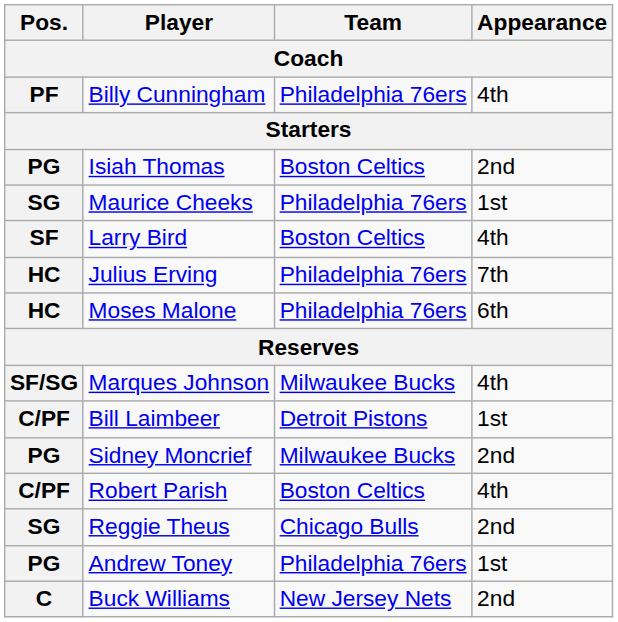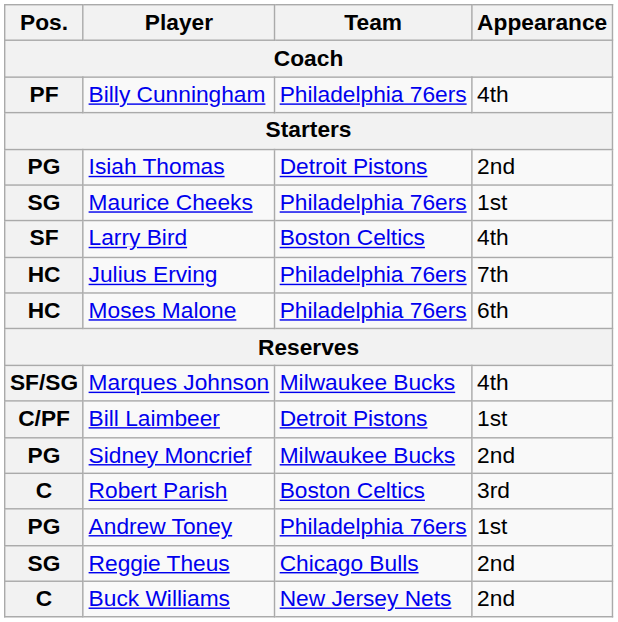(352, 166) Boston Celtics -> (354, 166) Detroit Pistons
(44, 490) C/PF -> (44, 490) C
(493, 490) 4th -> (494, 490) 3rd
rows swapped: (159, 526) <-> (160, 563)
